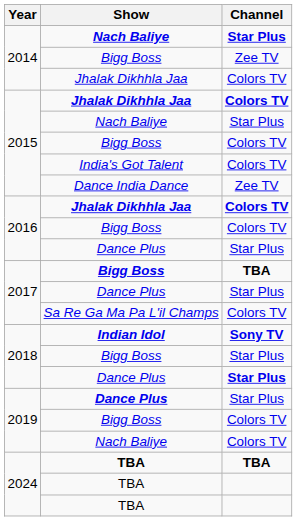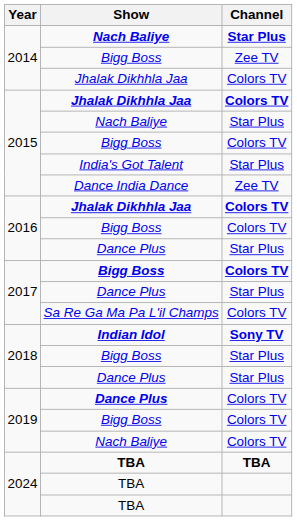(257, 164) Colors TV -> (257, 164) Star Plus
(257, 270) TBA -> (257, 270) Colors TV
(257, 377) bold -> (257, 377) normal
(257, 398) Star Plus -> (257, 398) Colors TV
